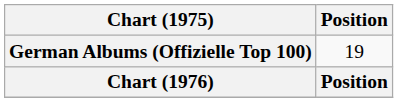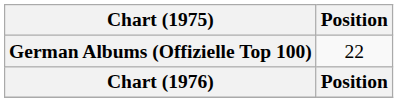(354, 50) 19 -> (354, 50) 22
